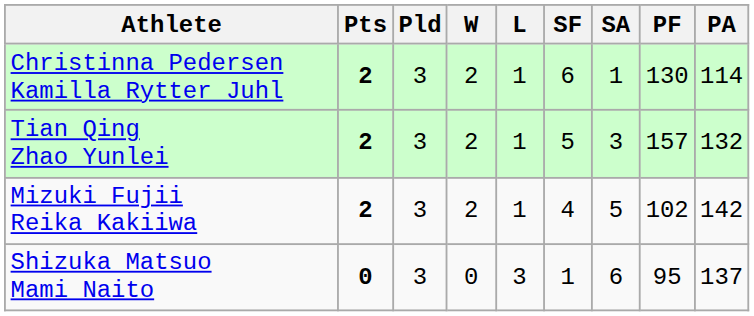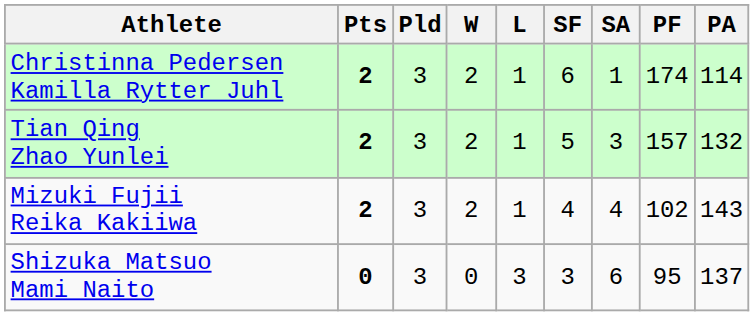(667, 77) 130 -> (667, 77) 174
(616, 210) 5 -> (616, 210) 4
(722, 210) 142 -> (722, 210) 143
(568, 277) 1 -> (568, 277) 3
